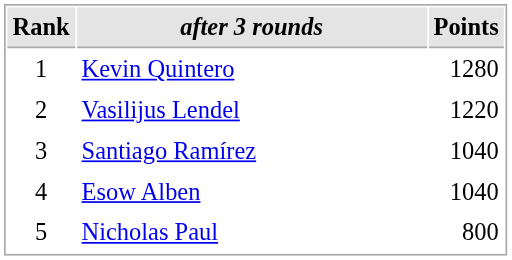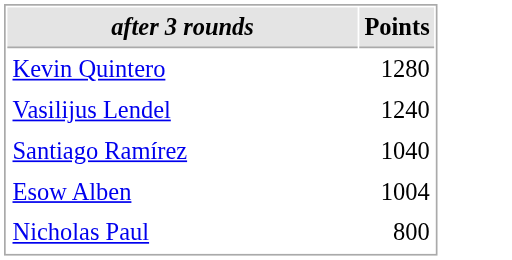- column: (41, 26)
(474, 109) 1220 -> (405, 109) 1240
(474, 191) 1040 -> (405, 191) 1004
